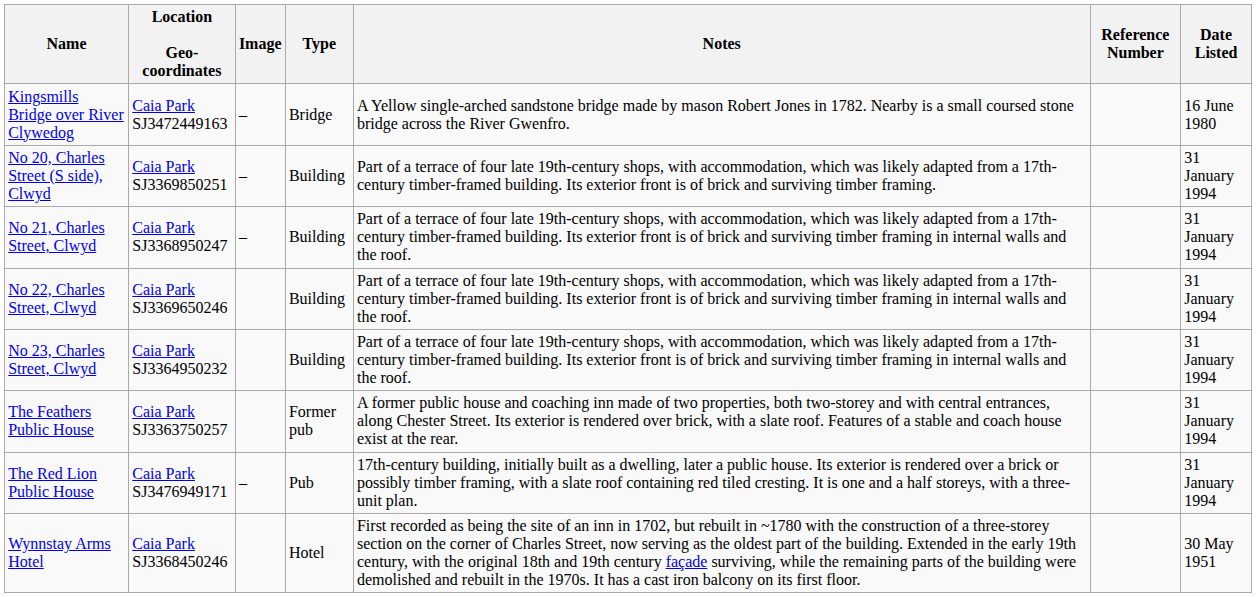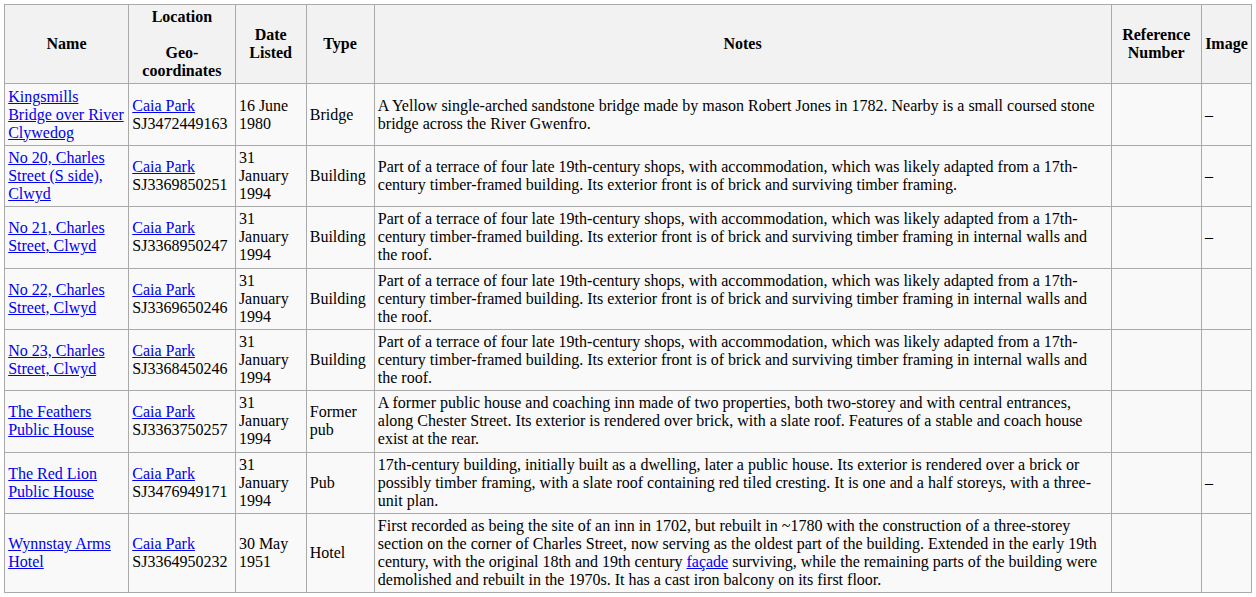columns swapped: (1216, 44) <-> (260, 44)
(180, 360) Caia Park SJ3364950232 -> (180, 360) Caia Park SJ3368450246
(180, 553) Caia Park SJ3368450246 -> (180, 553) Caia Park SJ3364950232
